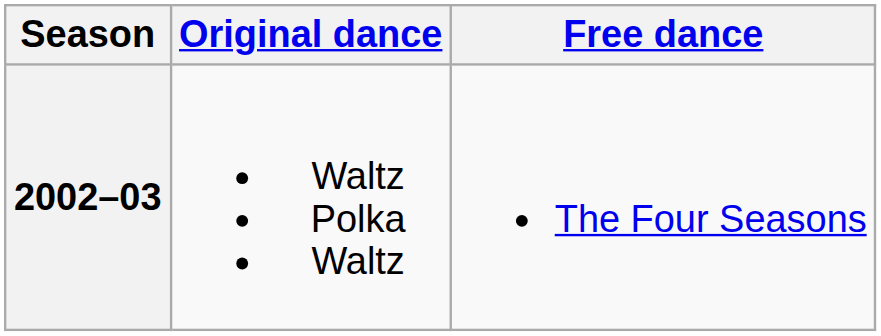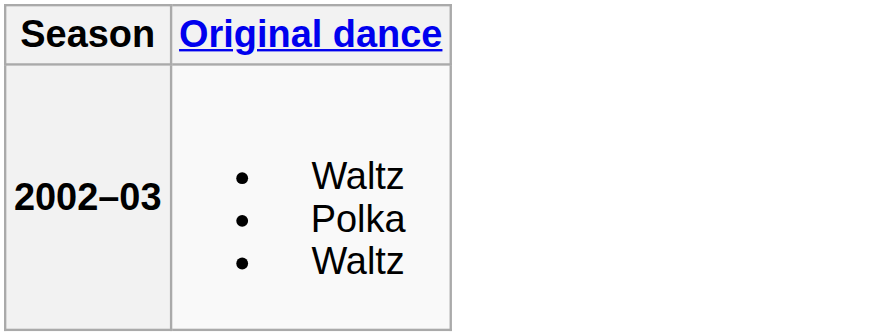- column: (663, 34)
